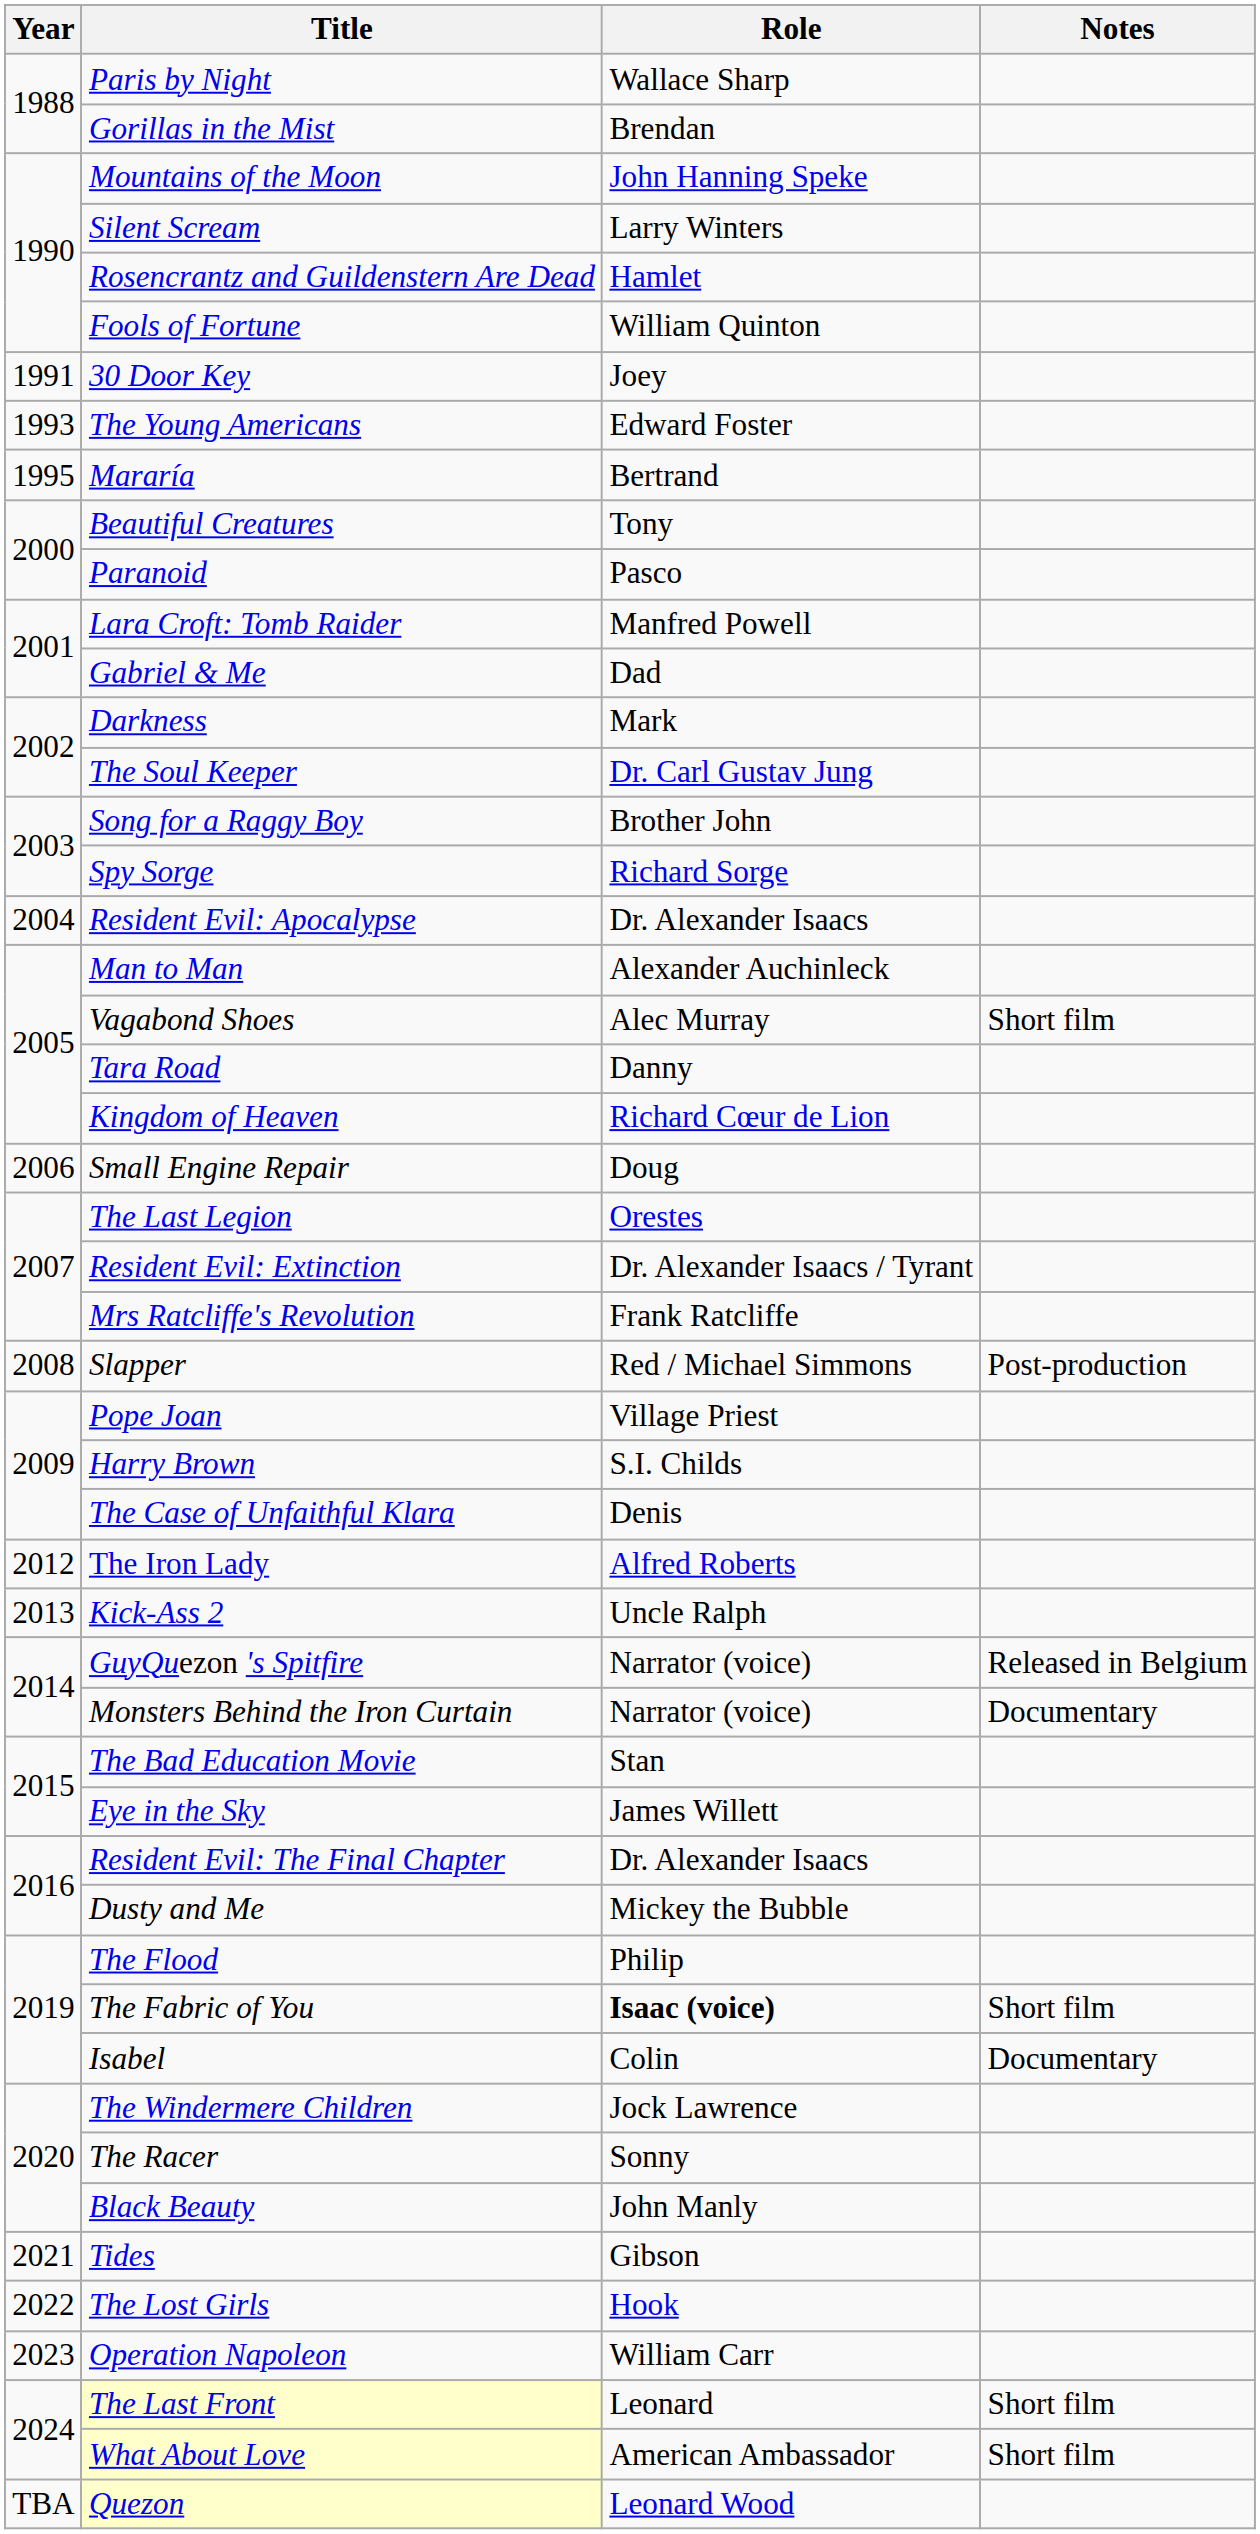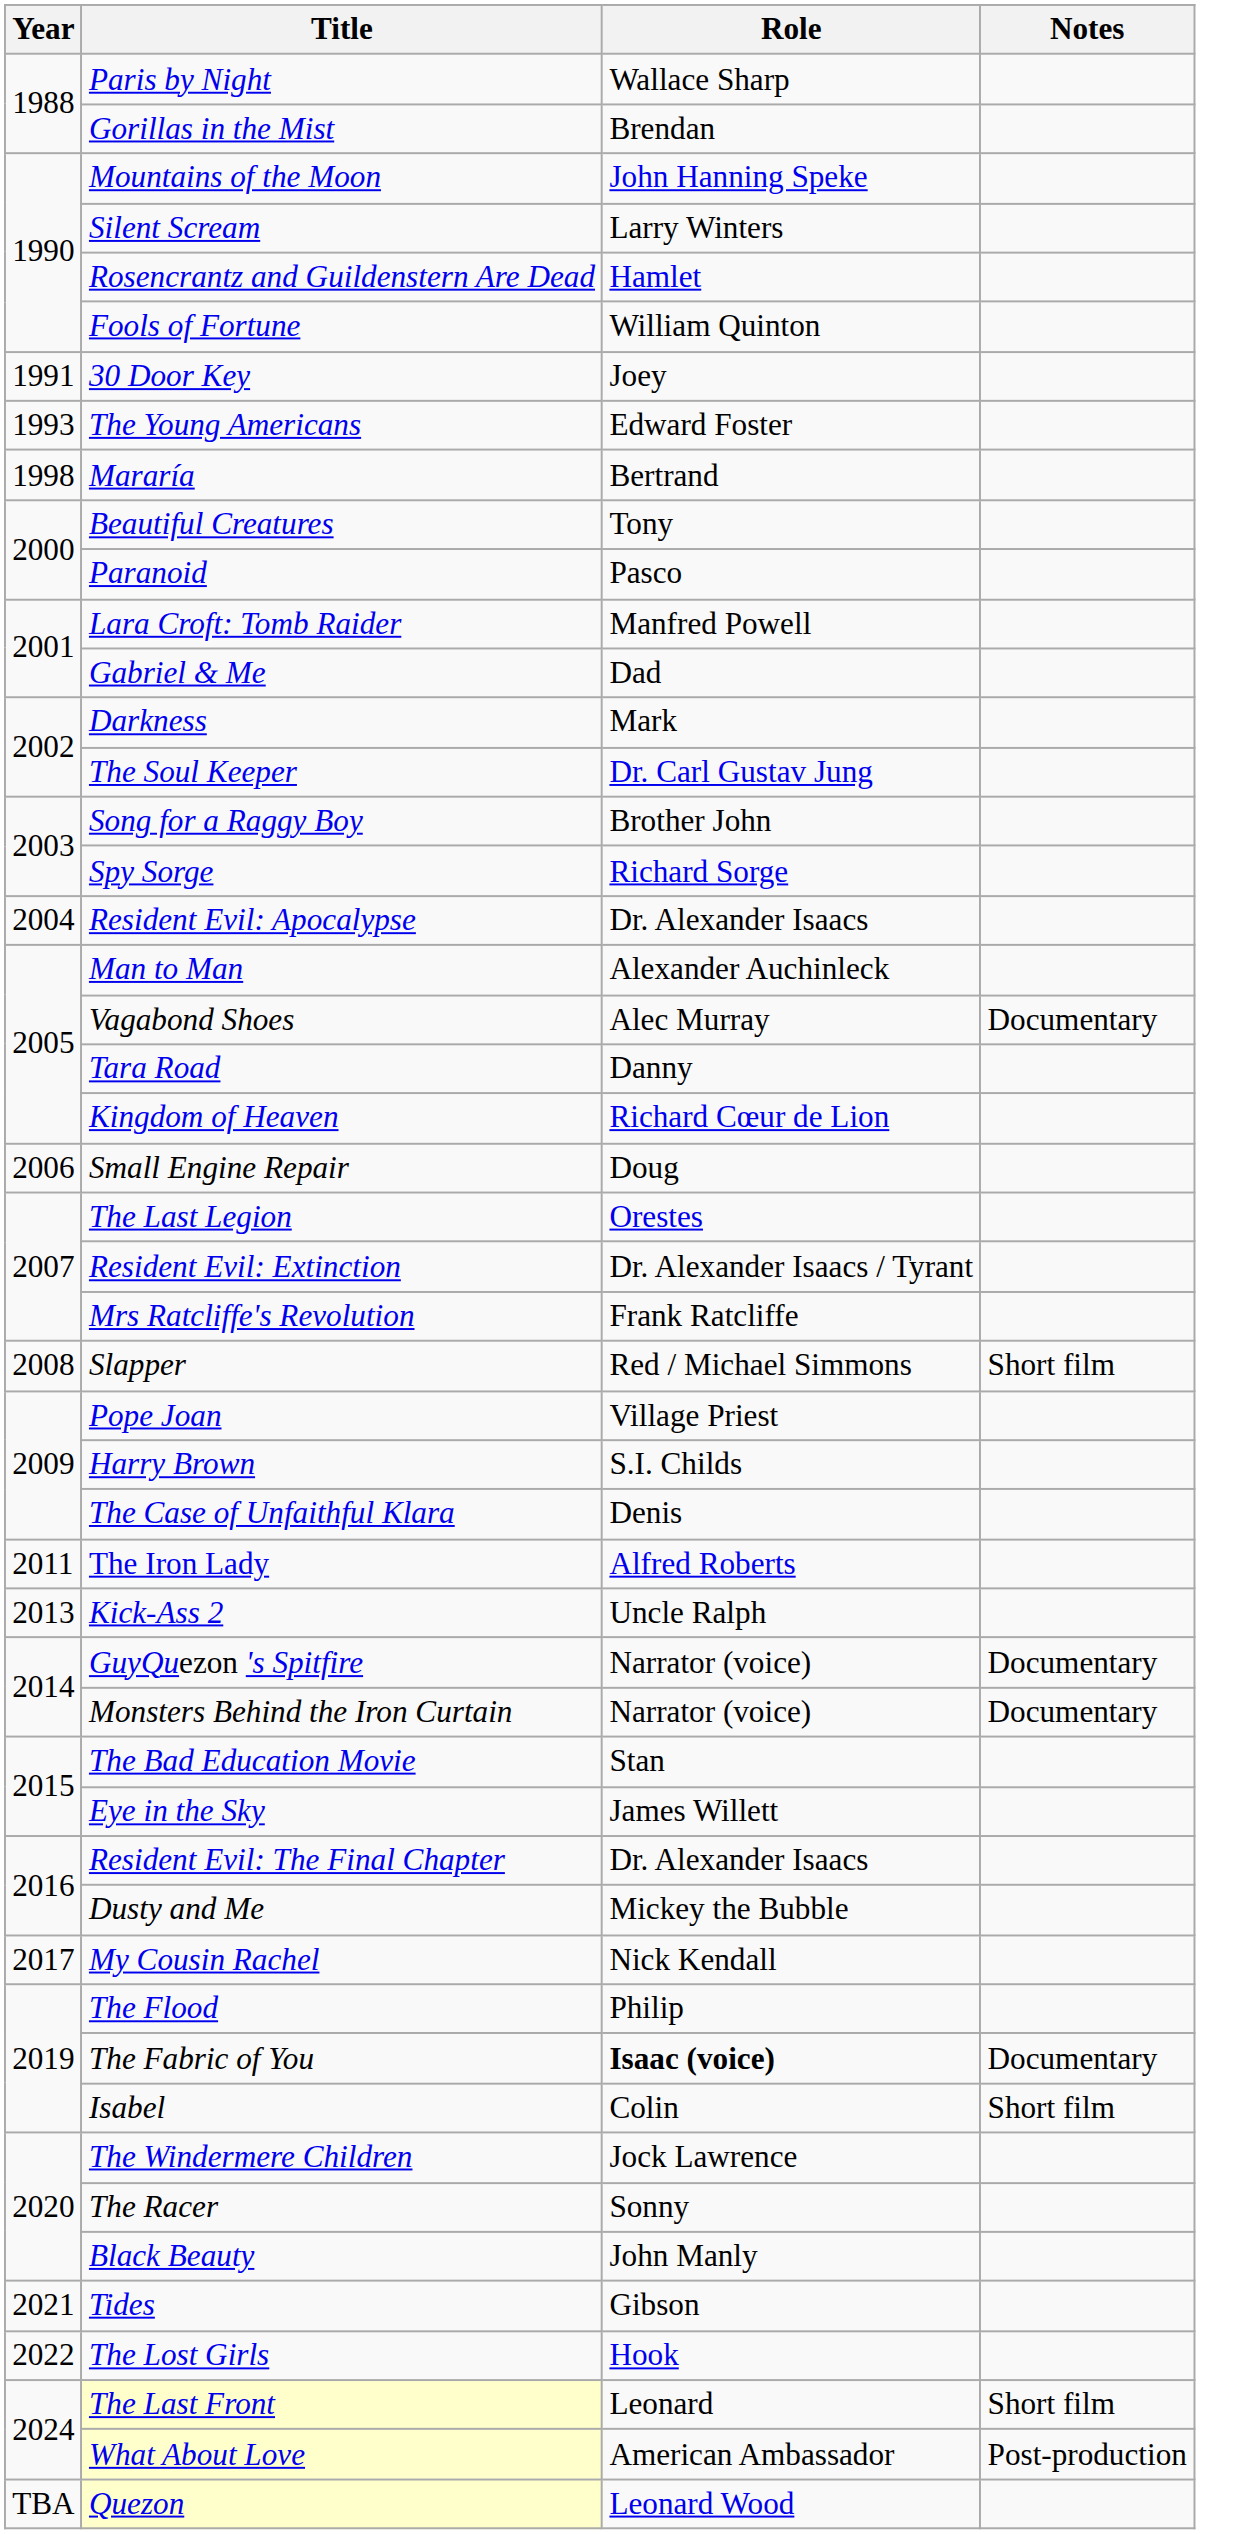(43, 474) 1995 -> (43, 474) 1998
(1051, 1018) Short film -> (1072, 1018) Documentary
(1087, 1365) Post-production -> (1051, 1365) Short film
(43, 1563) 2012 -> (43, 1563) 2011
(1118, 1662) Released in Belgium -> (1072, 1662) Documentary
+ row: (204, 1959)
(1051, 2008) Short film -> (1072, 2057) Documentary
(1072, 2057) Documentary -> (1051, 2107) Short film
- row: (218, 2354)
(1051, 2453) Short film -> (1087, 2453) Post-production
